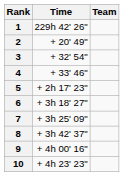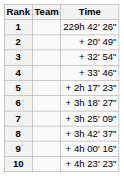columns swapped: (104, 12) <-> (61, 12)
